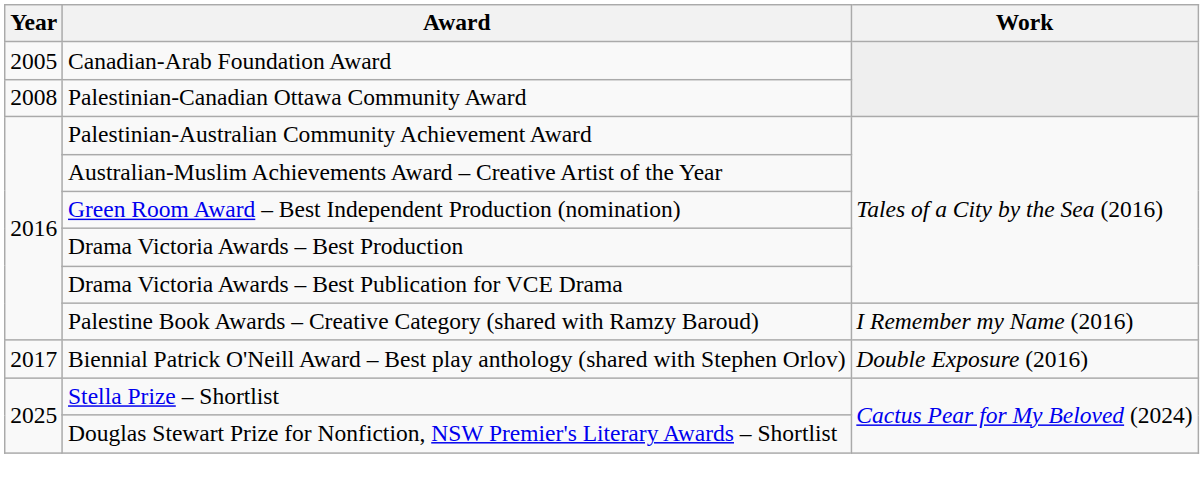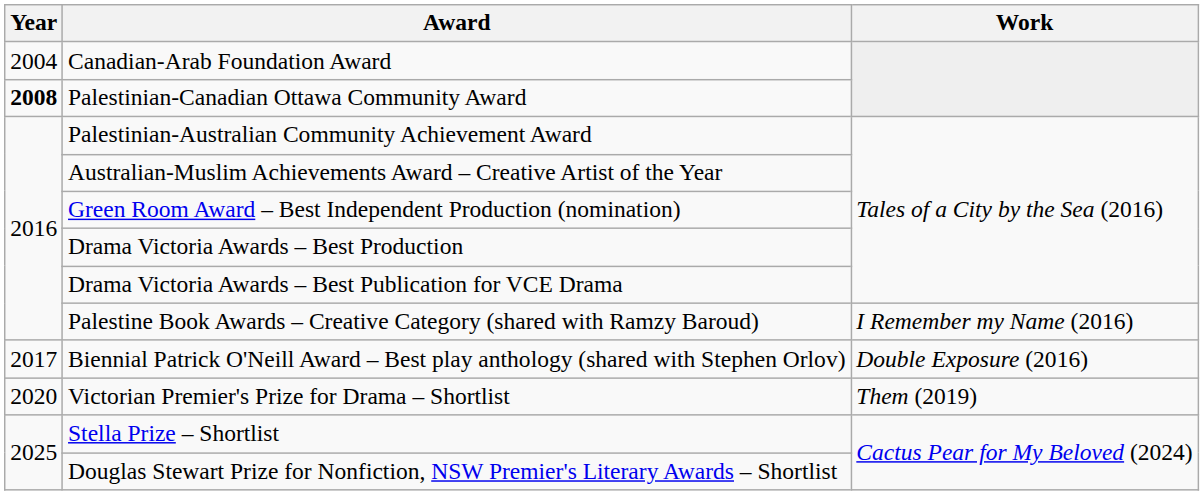(34, 60) 2005 -> (34, 60) 2004
(34, 97) normal -> (34, 97) bold
+ row: (289, 396)
